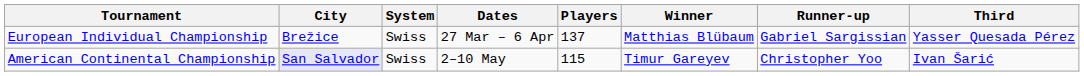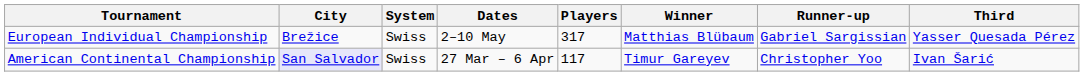(498, 38) 27 Mar – 6 Apr -> (473, 38) 2–10 May
(573, 38) 137 -> (573, 38) 317
(473, 60) 2–10 May -> (498, 60) 27 Mar – 6 Apr
(573, 60) 115 -> (573, 60) 117
